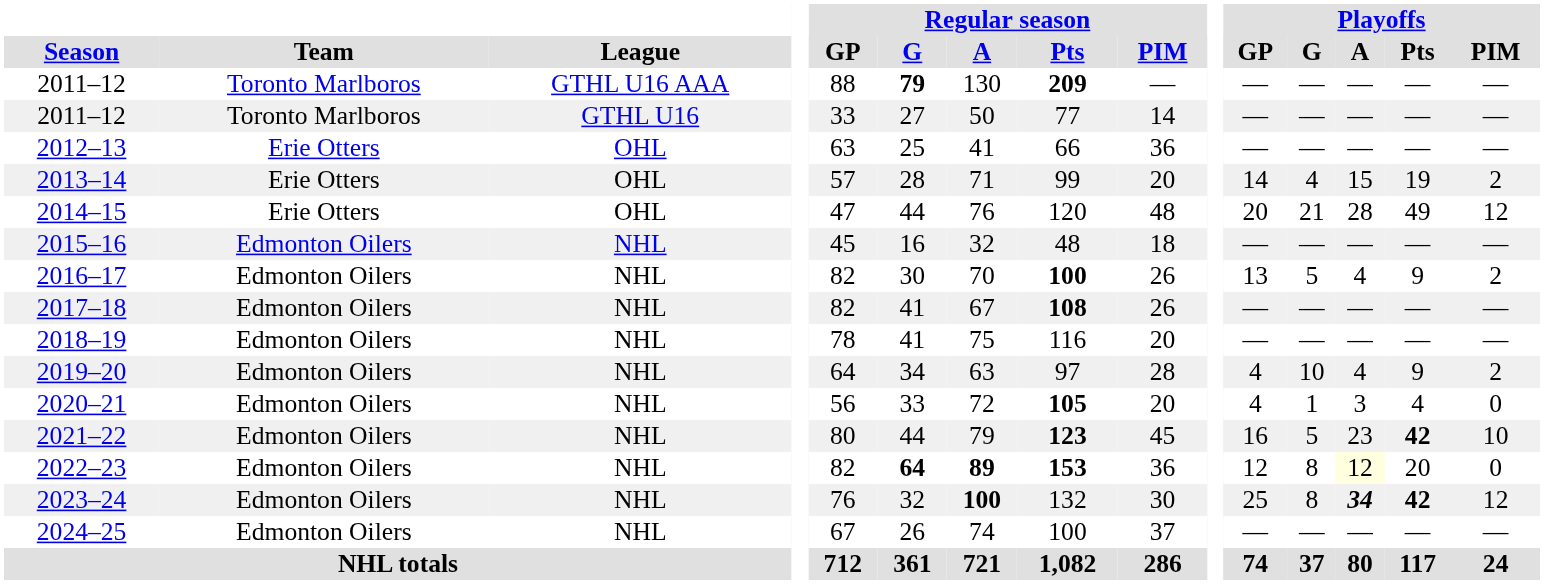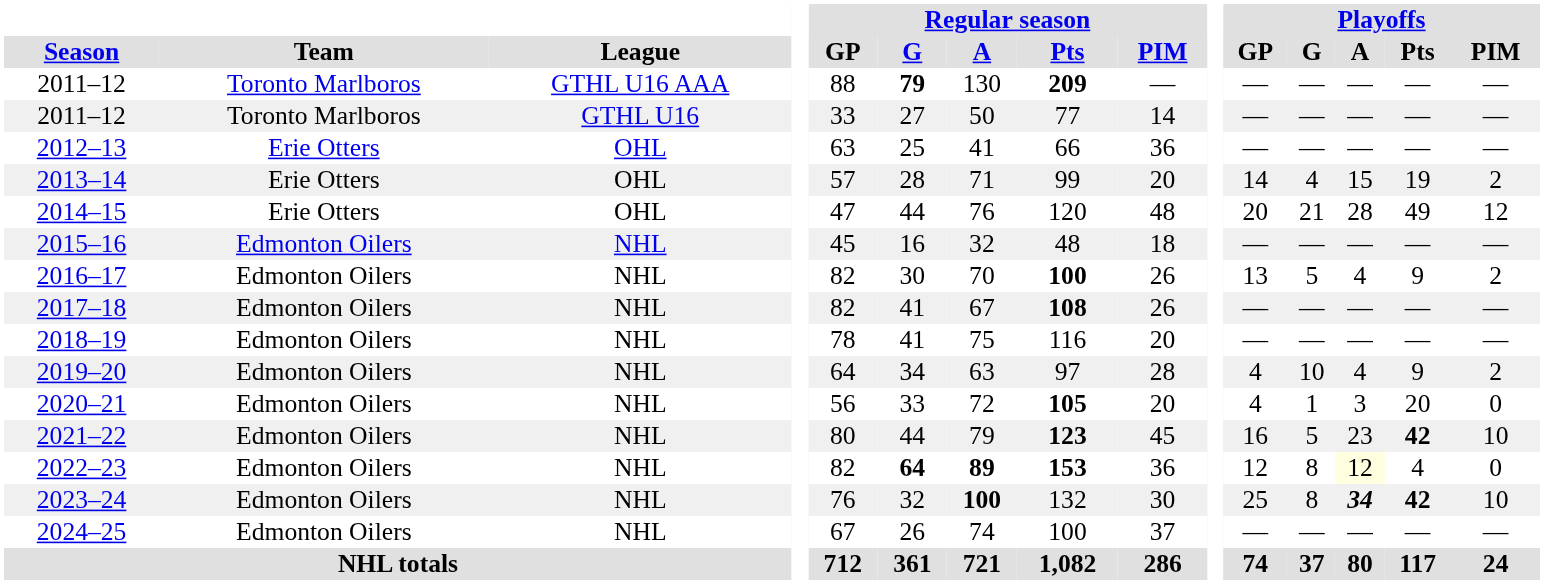(1418, 403) 4 -> (1418, 403) 20
(1418, 467) 20 -> (1418, 467) 4
(1496, 499) 12 -> (1496, 499) 10
